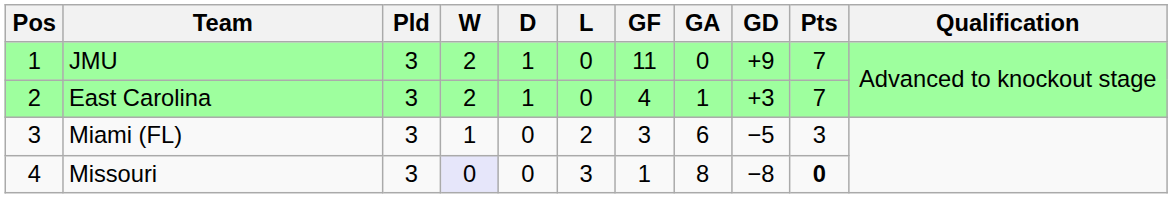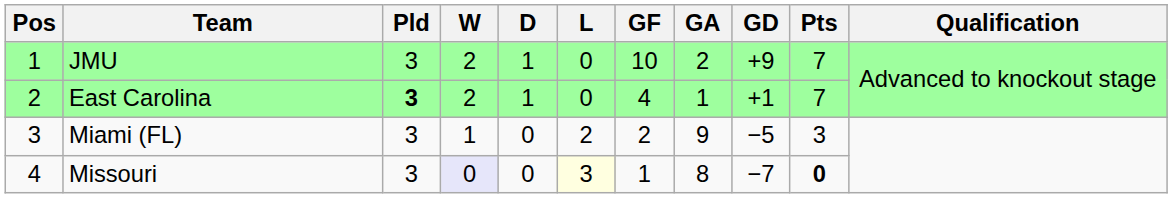(644, 60) 11 -> (644, 60) 10
(703, 60) 0 -> (703, 60) 2
(411, 98) normal -> (411, 98) bold
(761, 98) +3 -> (761, 98) +1
(644, 135) 3 -> (644, 135) 2
(703, 135) 6 -> (703, 135) 9
(586, 173) no background -> (586, 173) lightyellow background
(761, 173) −8 -> (761, 173) −7
